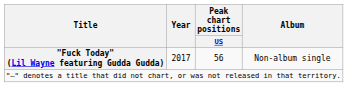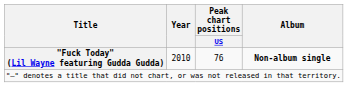(181, 59) 2017 -> (181, 59) 2010
(219, 59) 56 -> (219, 59) 76
(292, 59) normal -> (292, 59) bold
